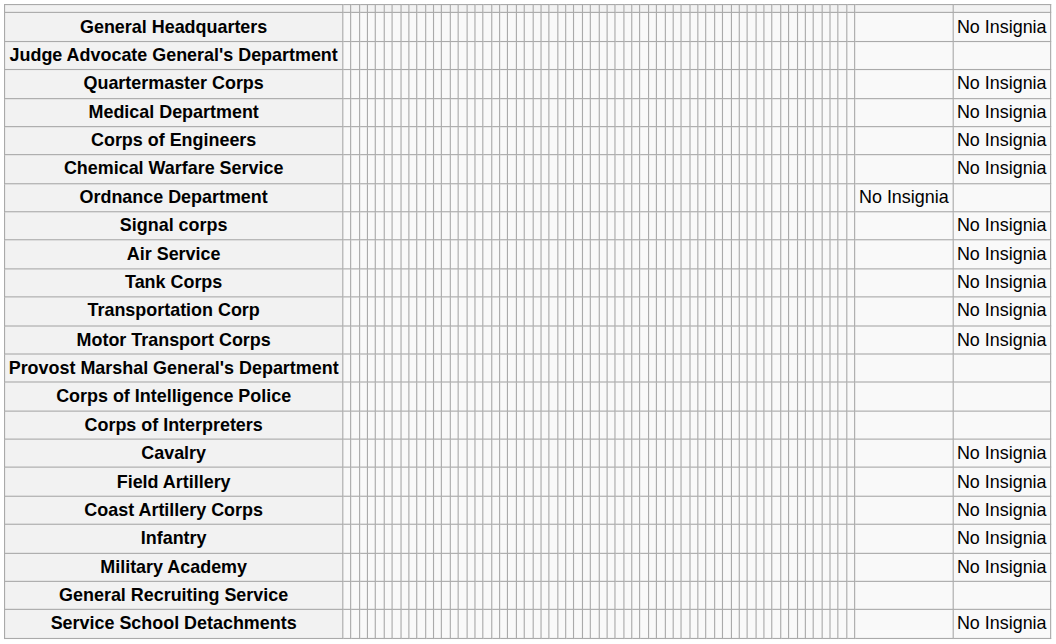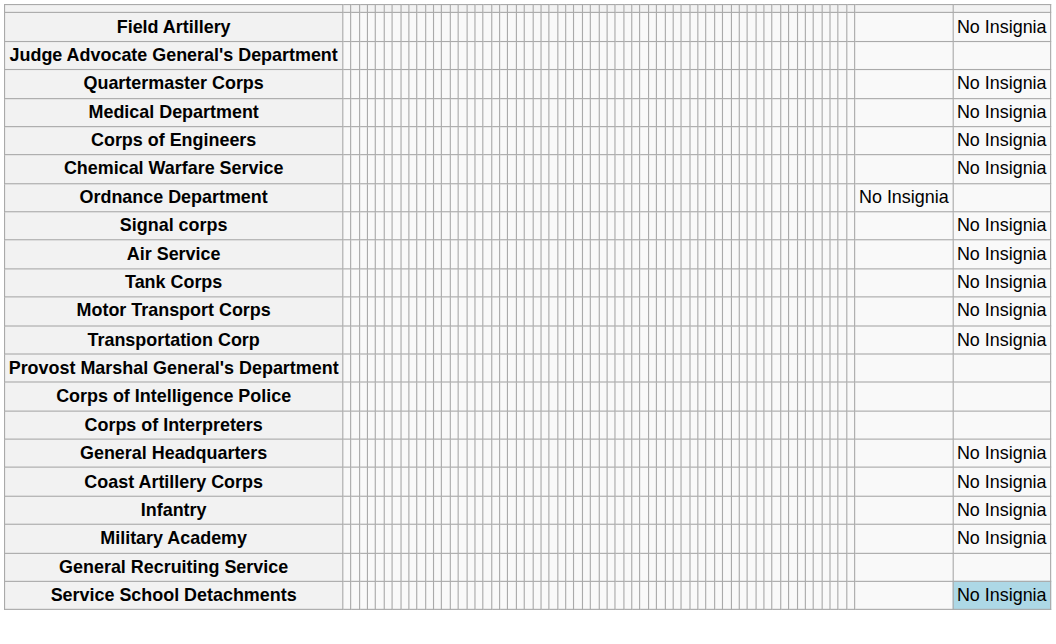rows swapped: (174, 26) <-> (174, 481)
rows swapped: (174, 339) <-> (174, 311)
- row: (174, 453)
(1002, 623) no background -> (1002, 595) lightblue background
